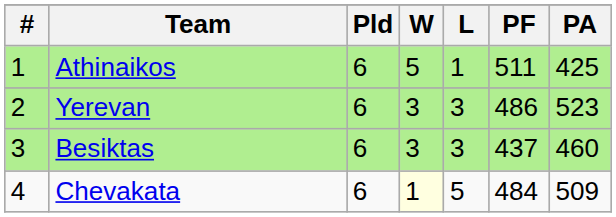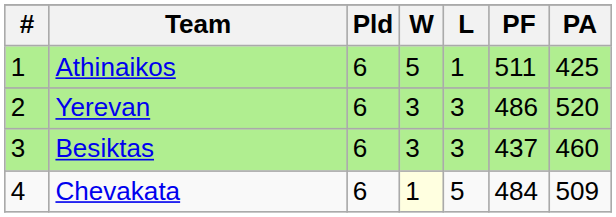(577, 107) 523 -> (577, 107) 520
